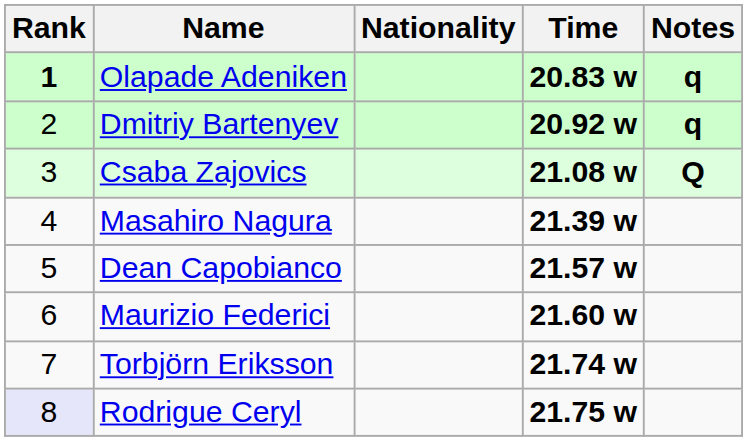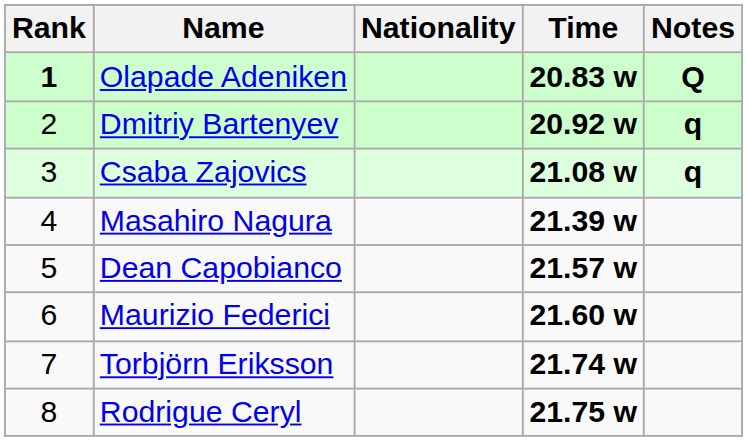(693, 76) q -> (693, 76) Q
(693, 172) Q -> (693, 172) q
(49, 412) lavender background -> (49, 412) no background
